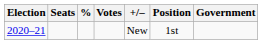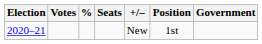columns swapped: (109, 13) <-> (63, 13)
